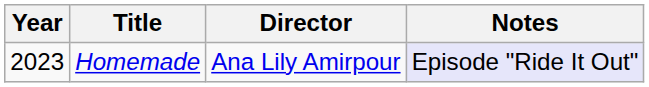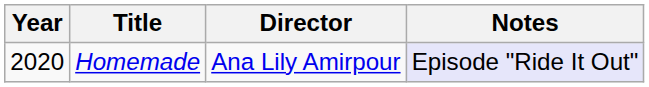(37, 61) 2023 -> (37, 61) 2020
